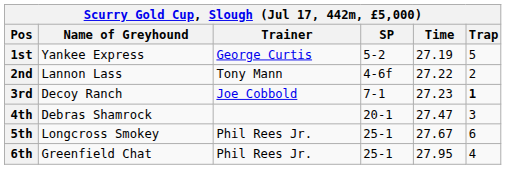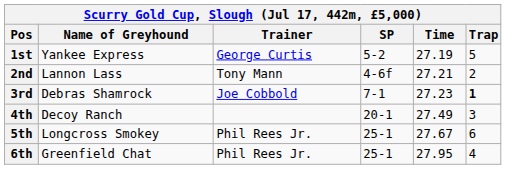(434, 74) 27.22 -> (434, 74) 27.21
(82, 94) Decoy Ranch -> (97, 94) Debras Shamrock
(97, 114) Debras Shamrock -> (82, 114) Decoy Ranch
(434, 114) 27.47 -> (434, 114) 27.49
